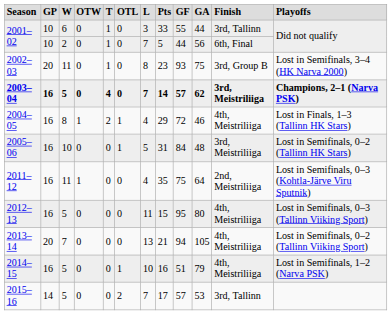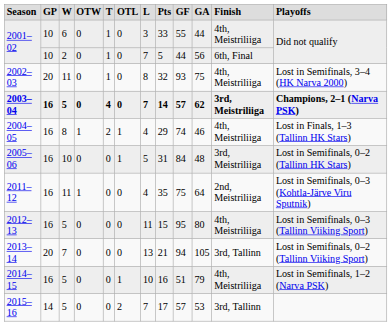(238, 28) 3rd, Tallinn -> (238, 34) 4th, Meistriliiga
(163, 66) 23 -> (163, 77) 32
(241, 66) 3rd, Group B -> (238, 77) 4th, Meistriliiga
(181, 120) 72 -> (181, 132) 74
(238, 241) 4th, Meistriliiga -> (238, 252) 3rd, Tallinn
